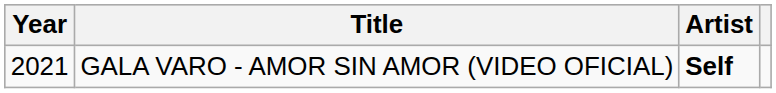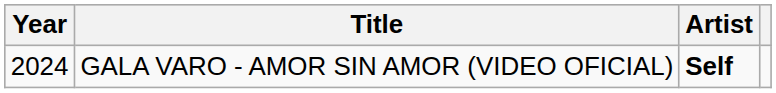(40, 66) 2021 -> (40, 66) 2024
